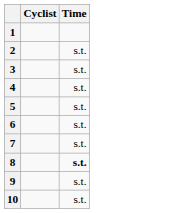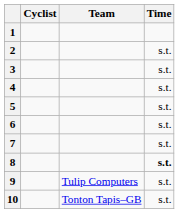+ column: (102, 13)
